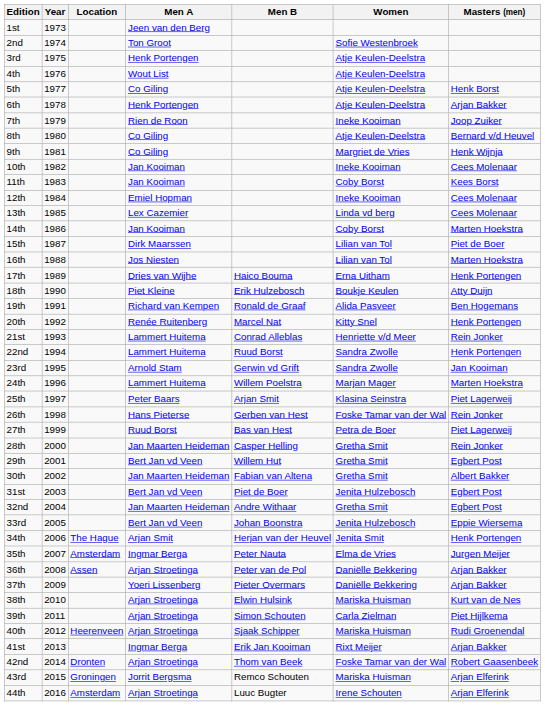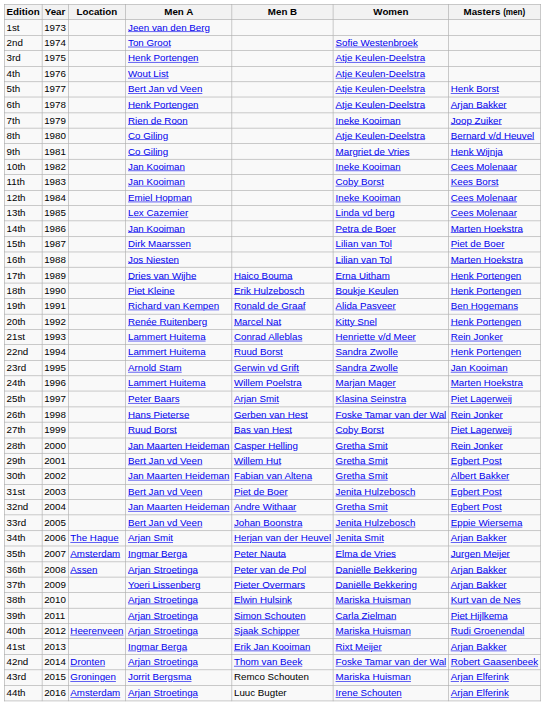(148, 89) Co Giling -> (165, 89) Bert Jan vd Veen
(360, 228) Coby Borst -> (366, 228) Petra de Boer
(472, 290) Atty Duijn -> (486, 290) Henk Portengen
(366, 430) Petra de Boer -> (360, 430) Coby Borst
(486, 538) Henk Portengen -> (479, 538) Arjan Bakker
